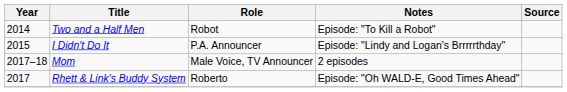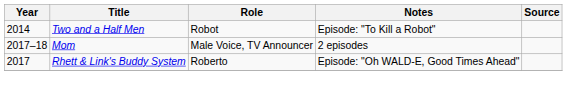- row: (80, 45)
